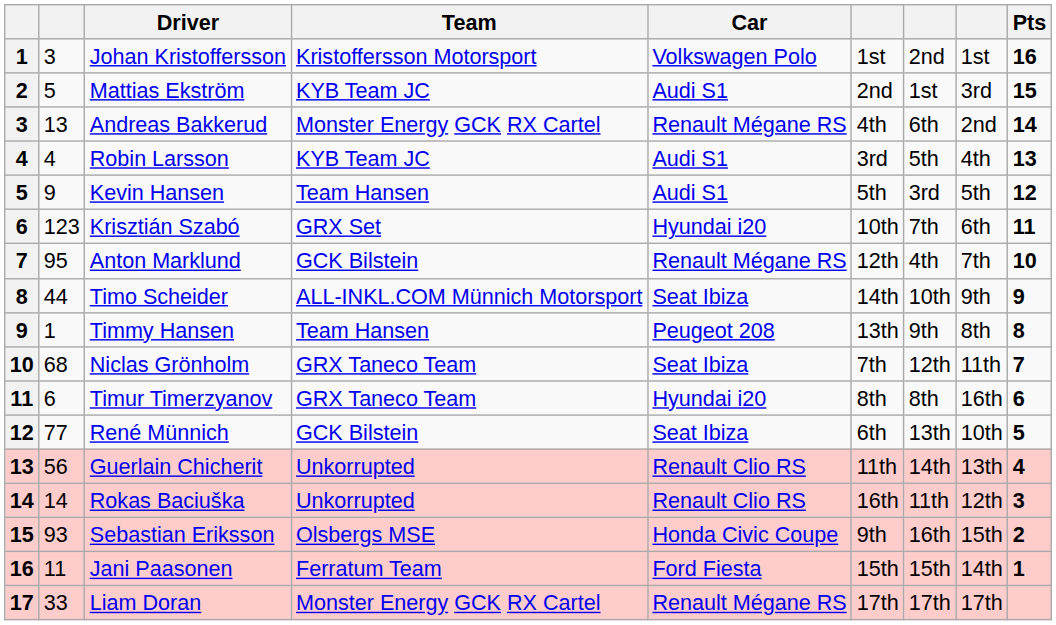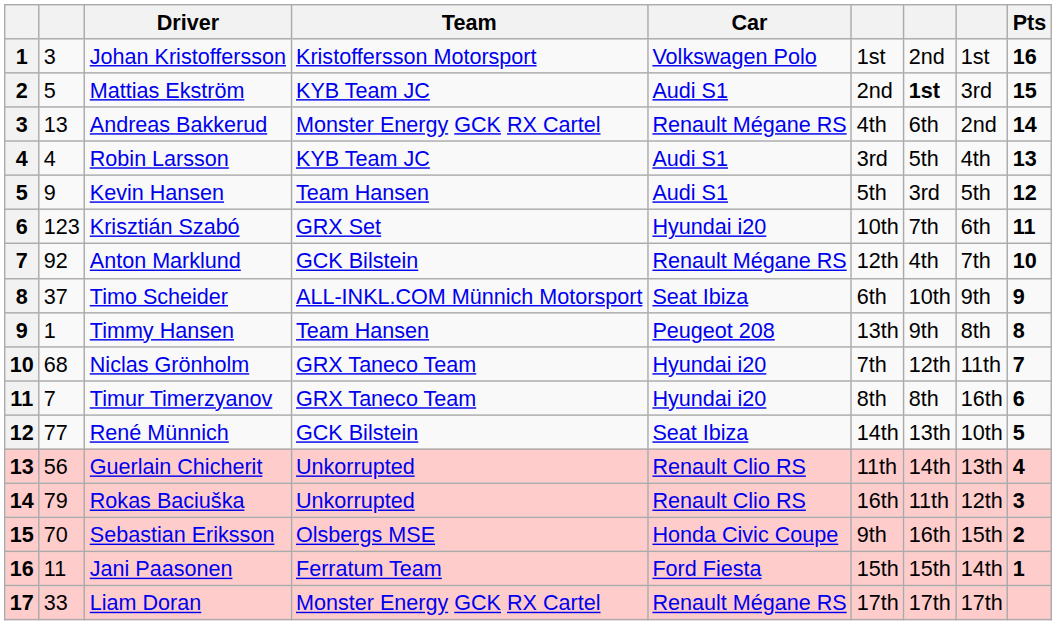(923, 90) normal -> (924, 90) bold
(56, 261) 95 -> (56, 261) 92
(56, 295) 44 -> (56, 295) 37
(878, 295) 14th -> (872, 295) 6th
(700, 364) Seat Ibiza -> (709, 364) Hyundai i20
(50, 398) 6 -> (50, 398) 7
(872, 432) 6th -> (878, 432) 14th
(56, 500) 14 -> (56, 500) 79
(56, 535) 93 -> (56, 535) 70
